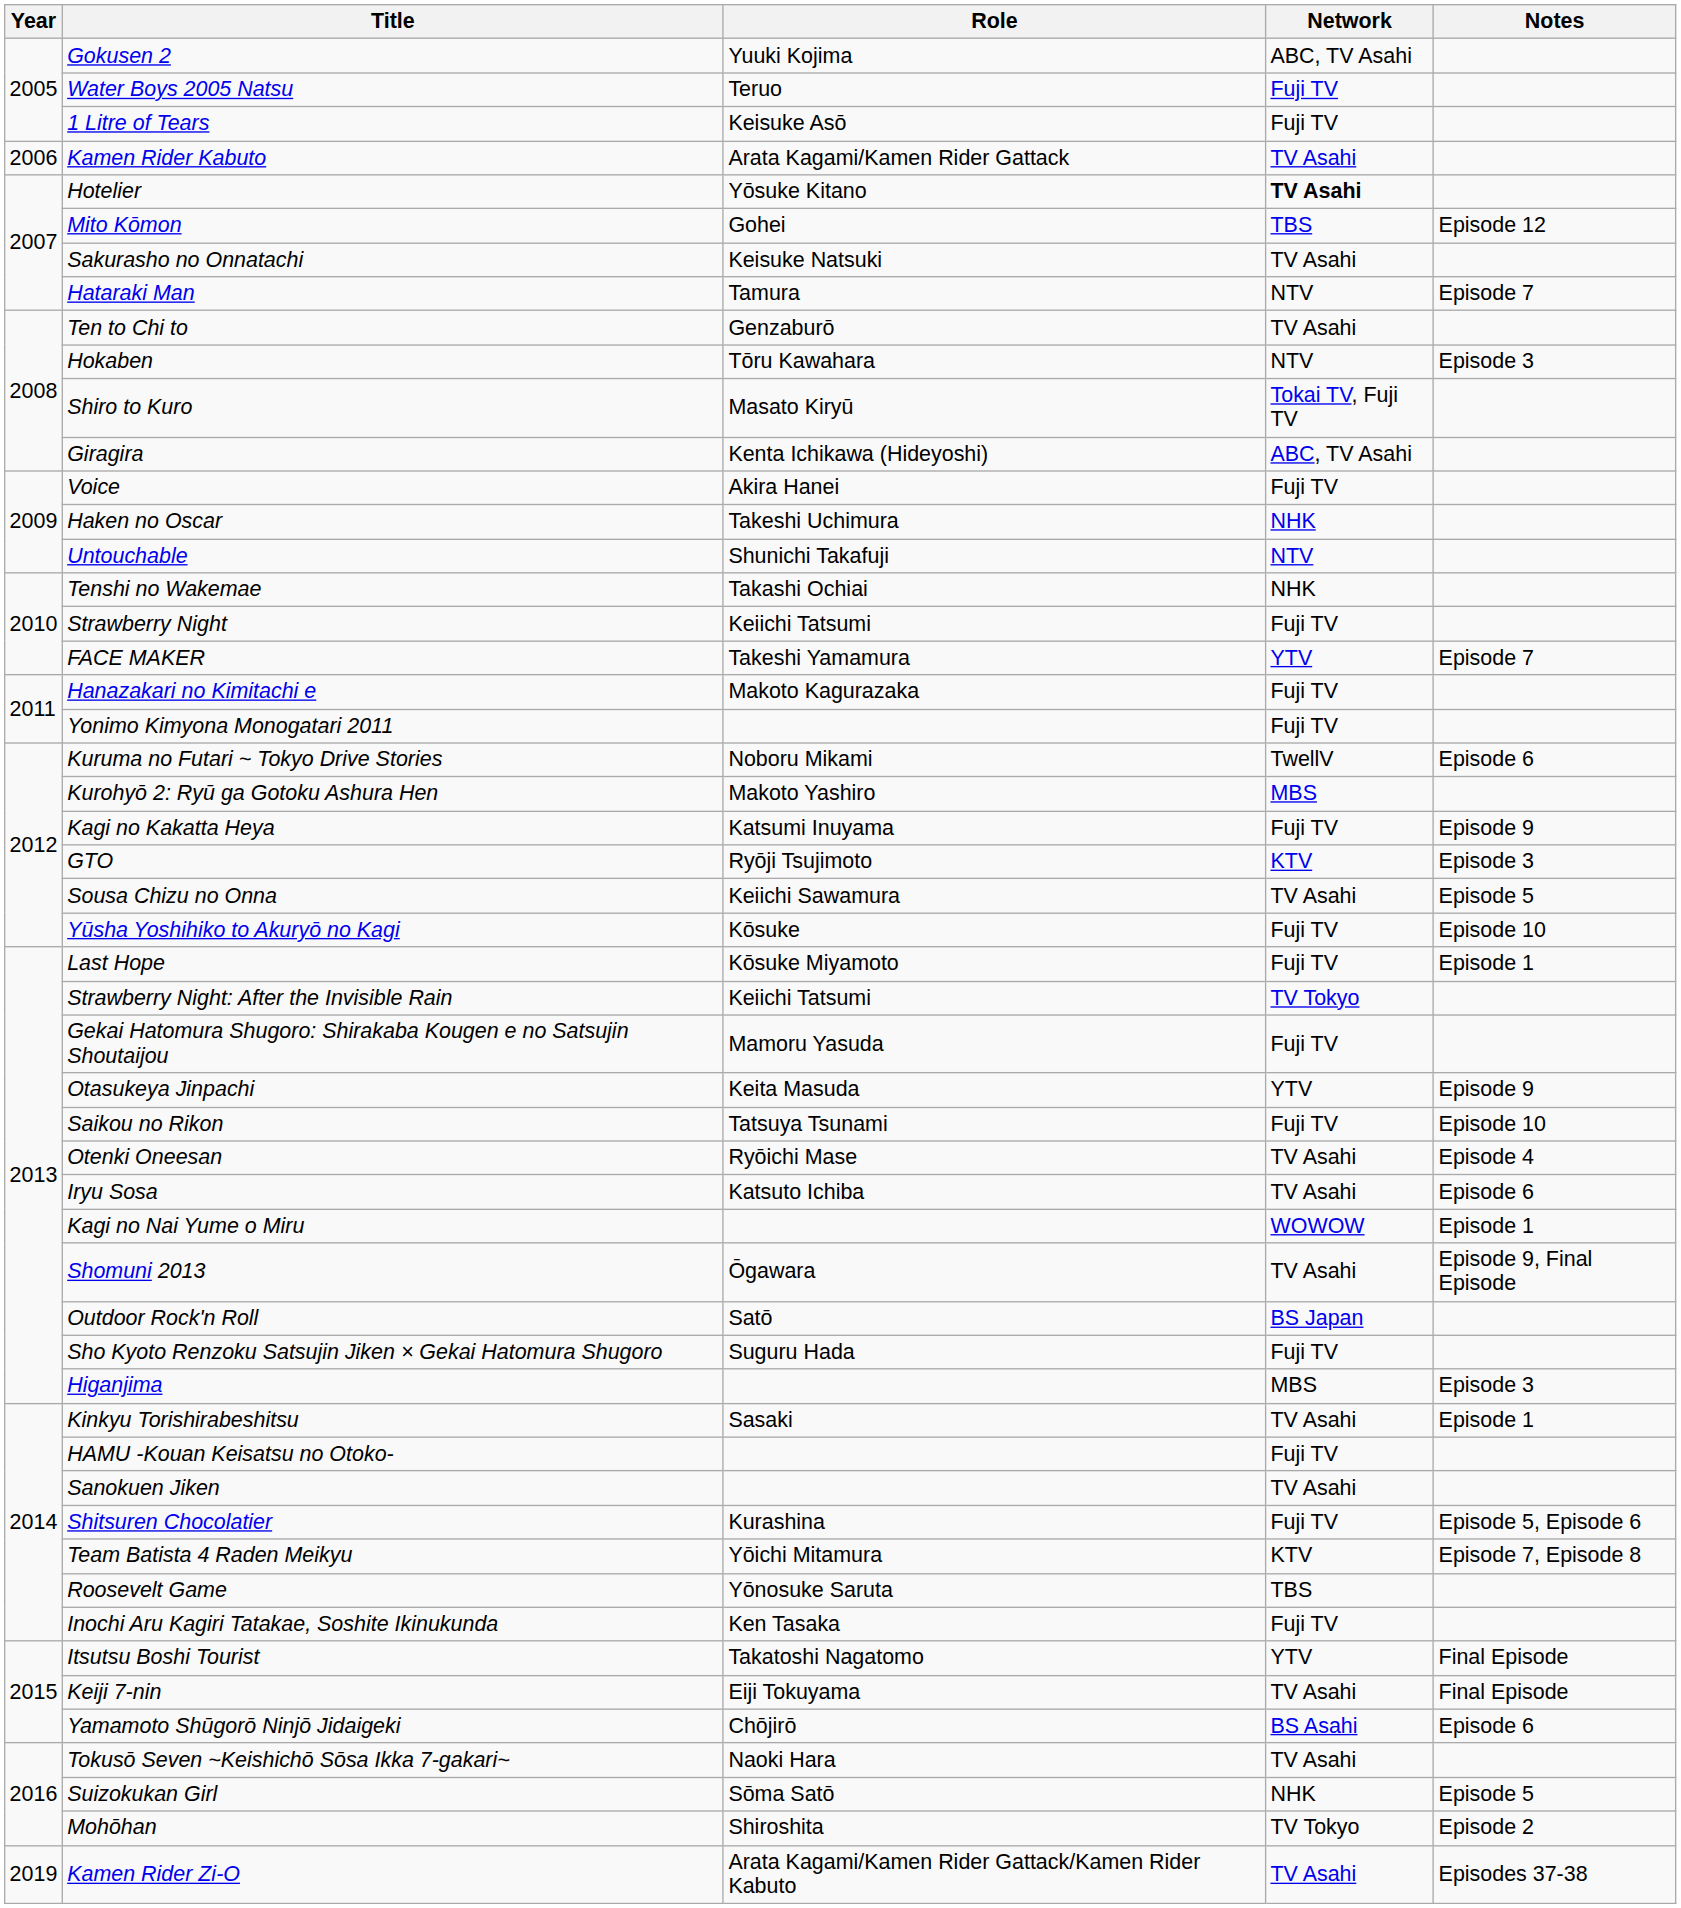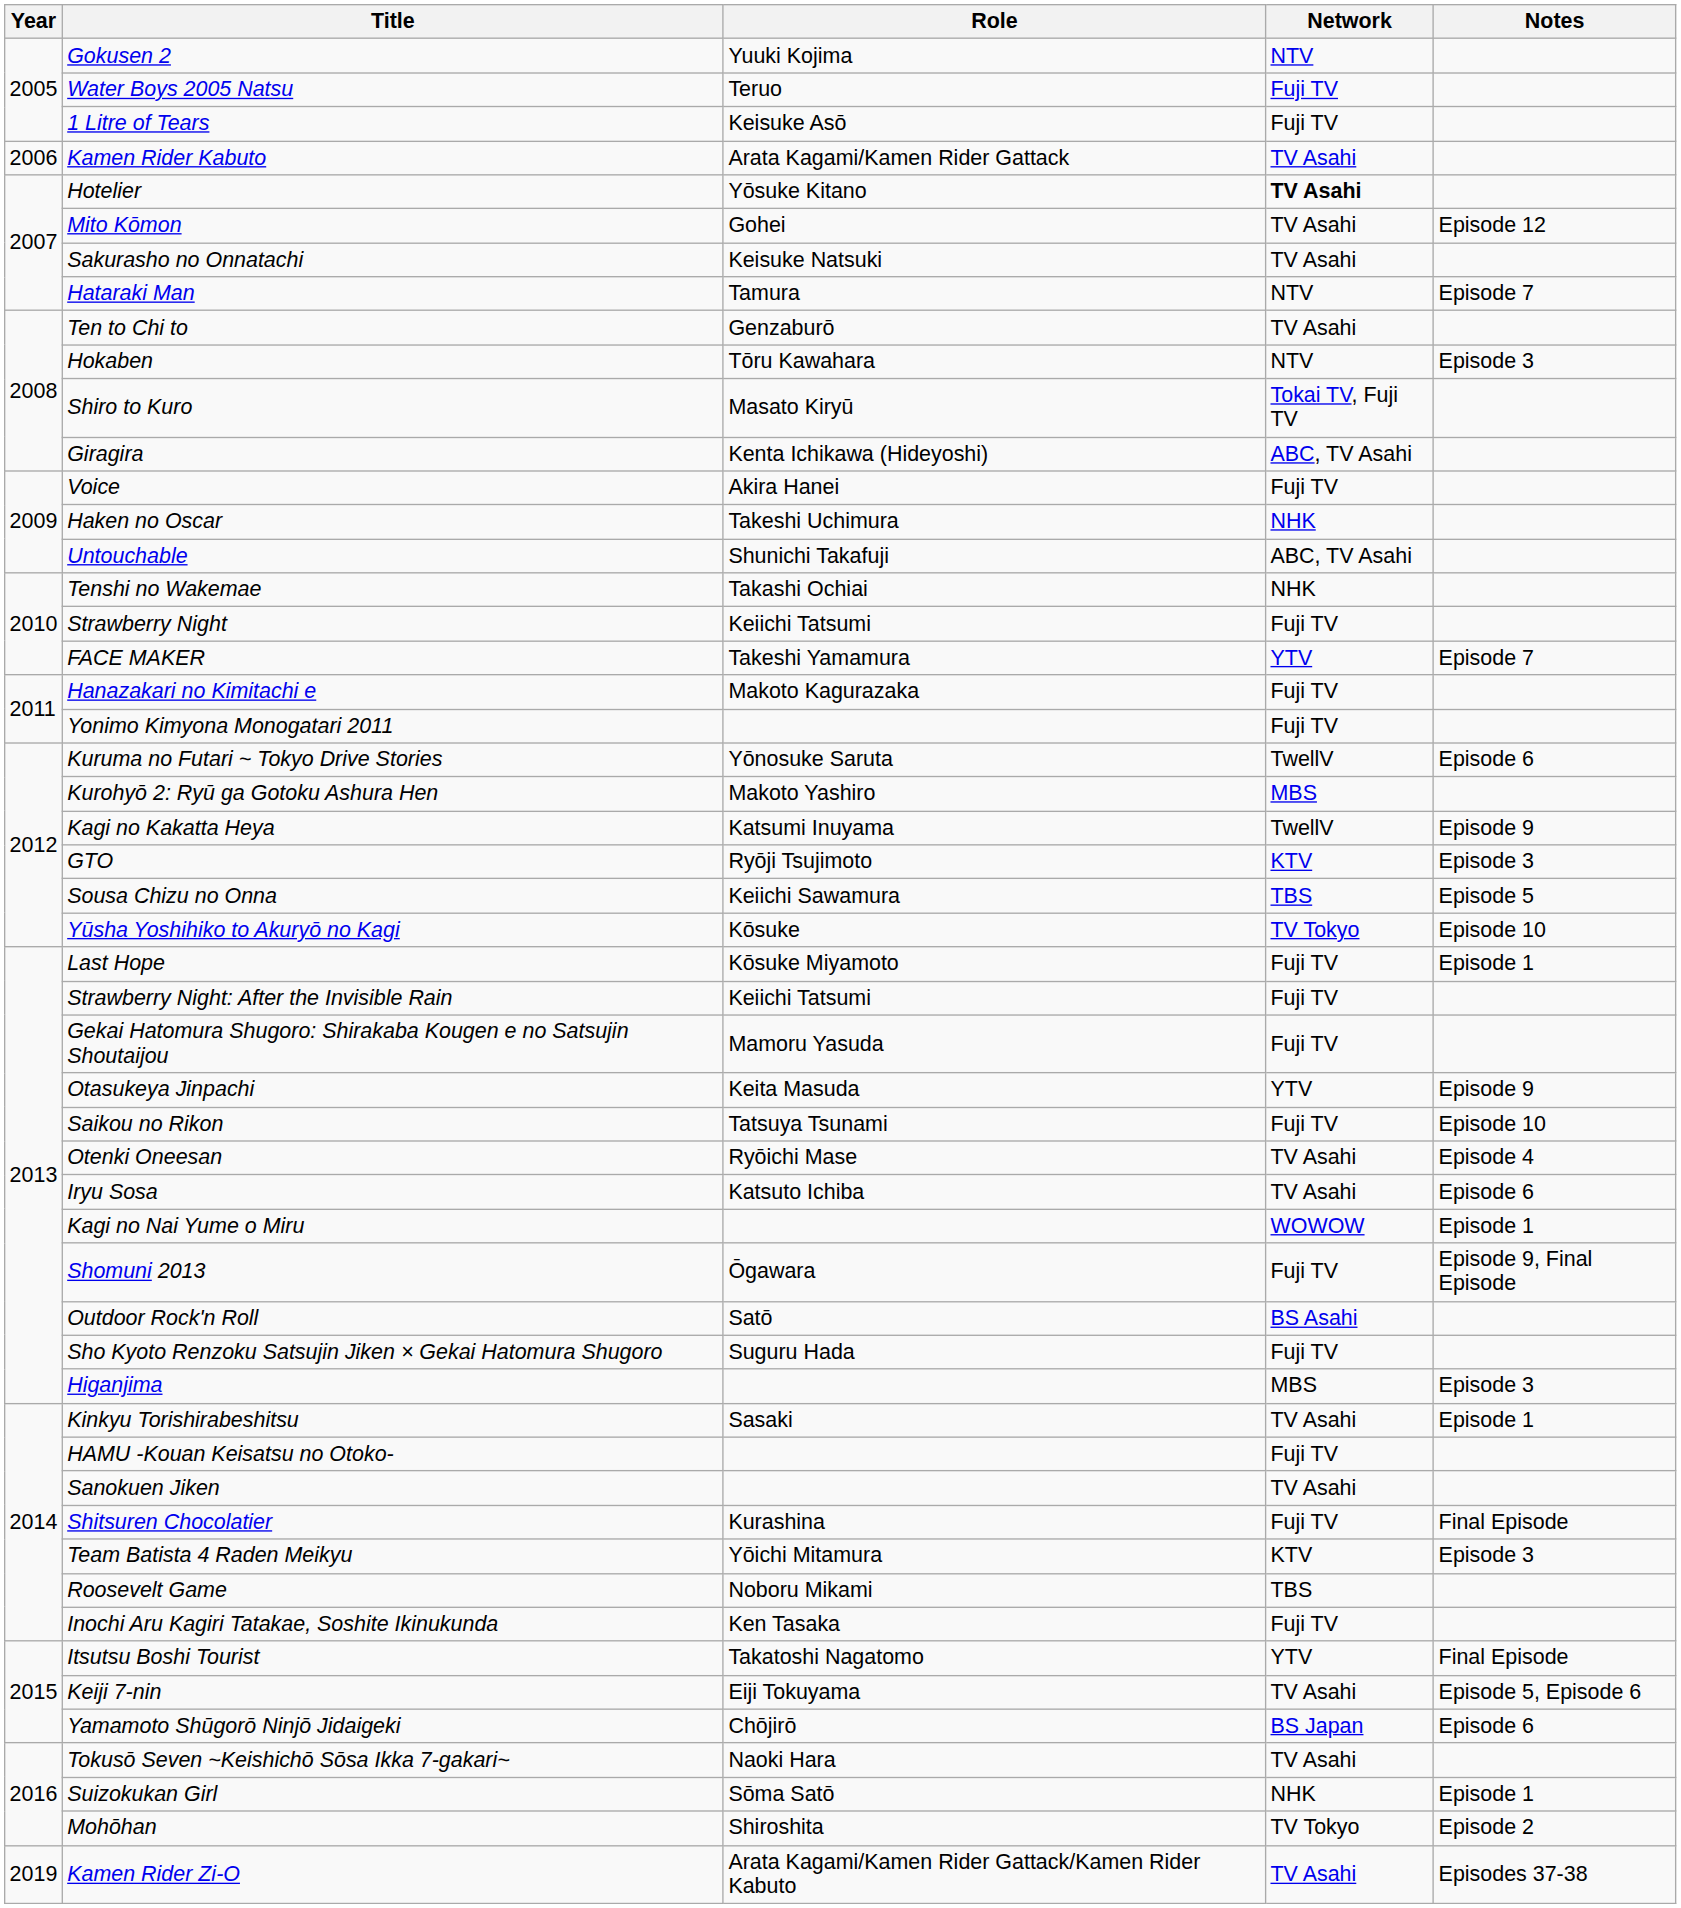(1341, 55) ABC, TV Asahi -> (1292, 55) NTV
(1291, 225) TBS -> (1313, 225) TV Asahi
(1292, 555) NTV -> (1341, 555) ABC, TV Asahi
(800, 759) Noboru Mikami -> (811, 759) Yōnosuke Saruta
(1304, 827) Fuji TV -> (1302, 827) TwellV
(1313, 895) TV Asahi -> (1291, 895) TBS
(1304, 929) Fuji TV -> (1315, 929) TV Tokyo
(1315, 997) TV Tokyo -> (1304, 997) Fuji TV
(1313, 1271) TV Asahi -> (1304, 1271) Fuji TV
(1317, 1317) BS Japan -> (1314, 1317) BS Asahi
(1540, 1521) Episode 5, Episode 6 -> (1504, 1521) Final Episode
(1540, 1555) Episode 7, Episode 8 -> (1486, 1555) Episode 3
(811, 1589) Yōnosuke Saruta -> (800, 1589) Noboru Mikami
(1504, 1691) Final Episode -> (1540, 1691) Episode 5, Episode 6
(1314, 1725) BS Asahi -> (1317, 1725) BS Japan
(1486, 1793) Episode 5 -> (1486, 1793) Episode 1
